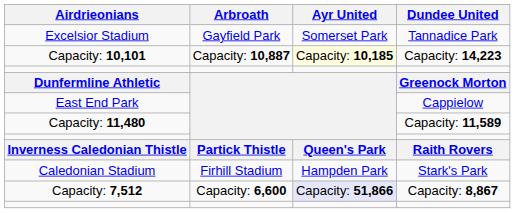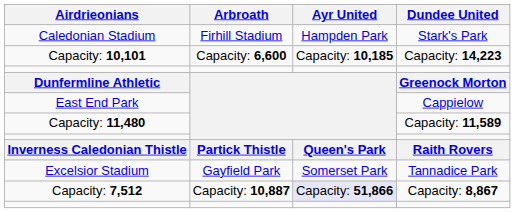rows swapped: (97, 35) <-> (97, 170)
(241, 55) Capacity: 10,887 -> (241, 55) Capacity: 6,600
(345, 55) lightyellow background -> (345, 55) no background
(241, 191) Capacity: 6,600 -> (241, 191) Capacity: 10,887
